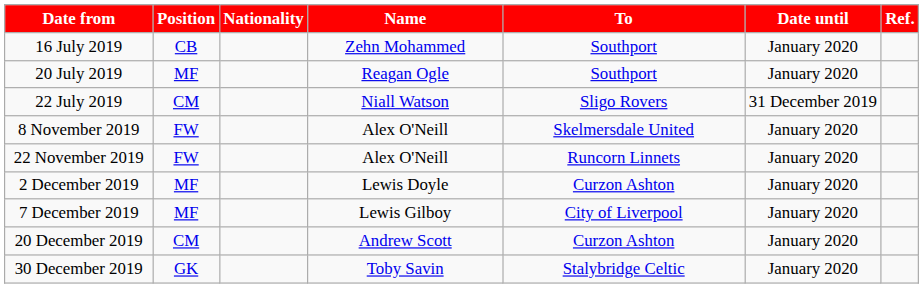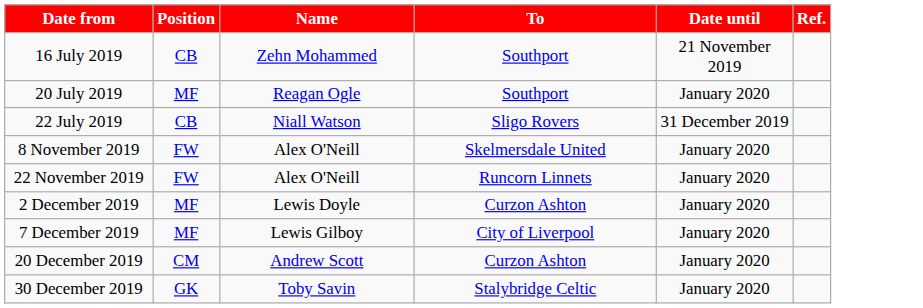- column: (263, 18)
(813, 46) January 2020 -> (725, 56) 21 November 2019
(186, 102) CM -> (186, 122) CB
